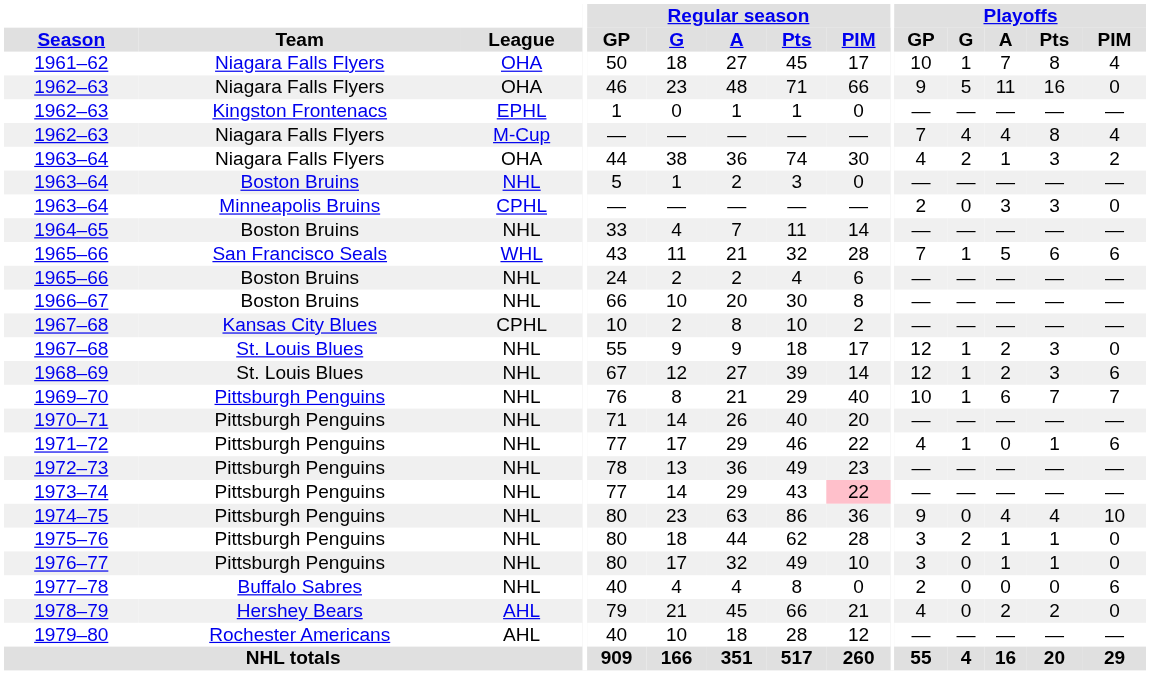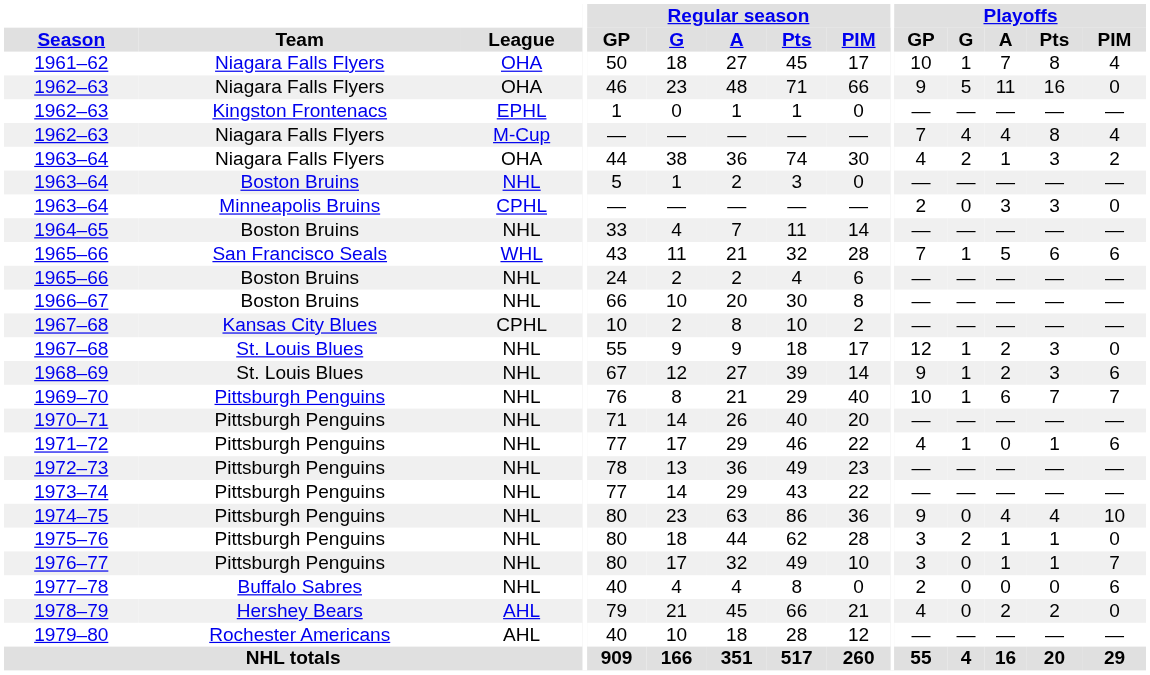(921, 372) 12 -> (921, 372) 9
(859, 491) pink background -> (859, 491) no background
(1114, 563) 0 -> (1114, 563) 7
